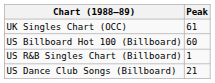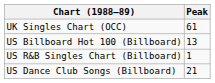(192, 41) 60 -> (192, 41) 13
